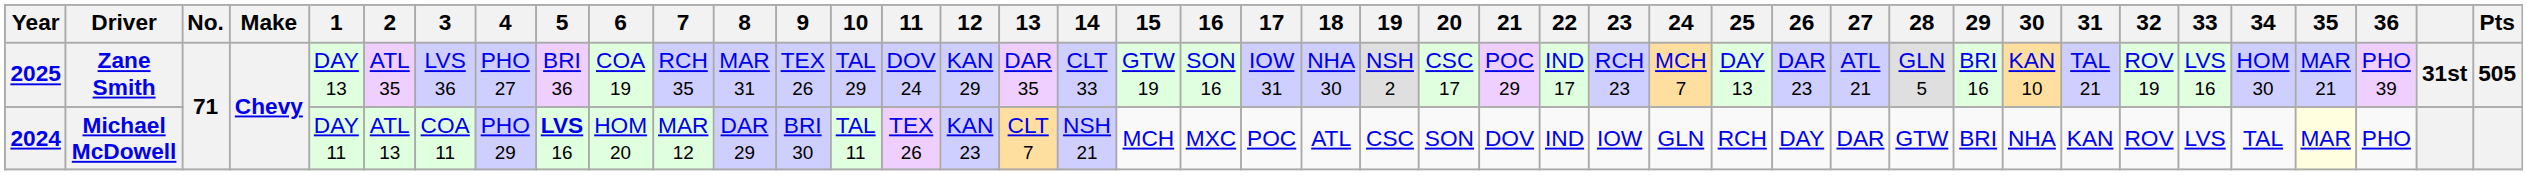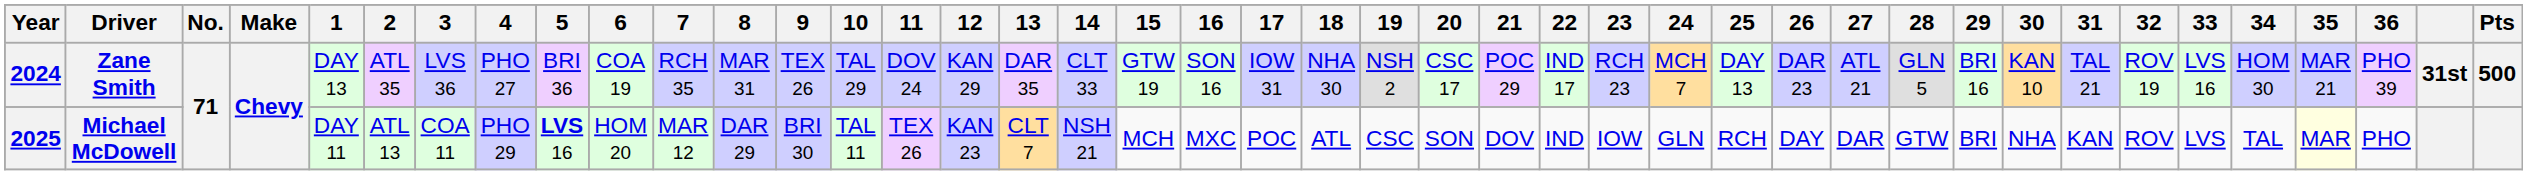(36, 74) 2025 -> (36, 74) 2024
(2497, 74) 505 -> (2497, 74) 500
(36, 138) 2024 -> (36, 138) 2025
